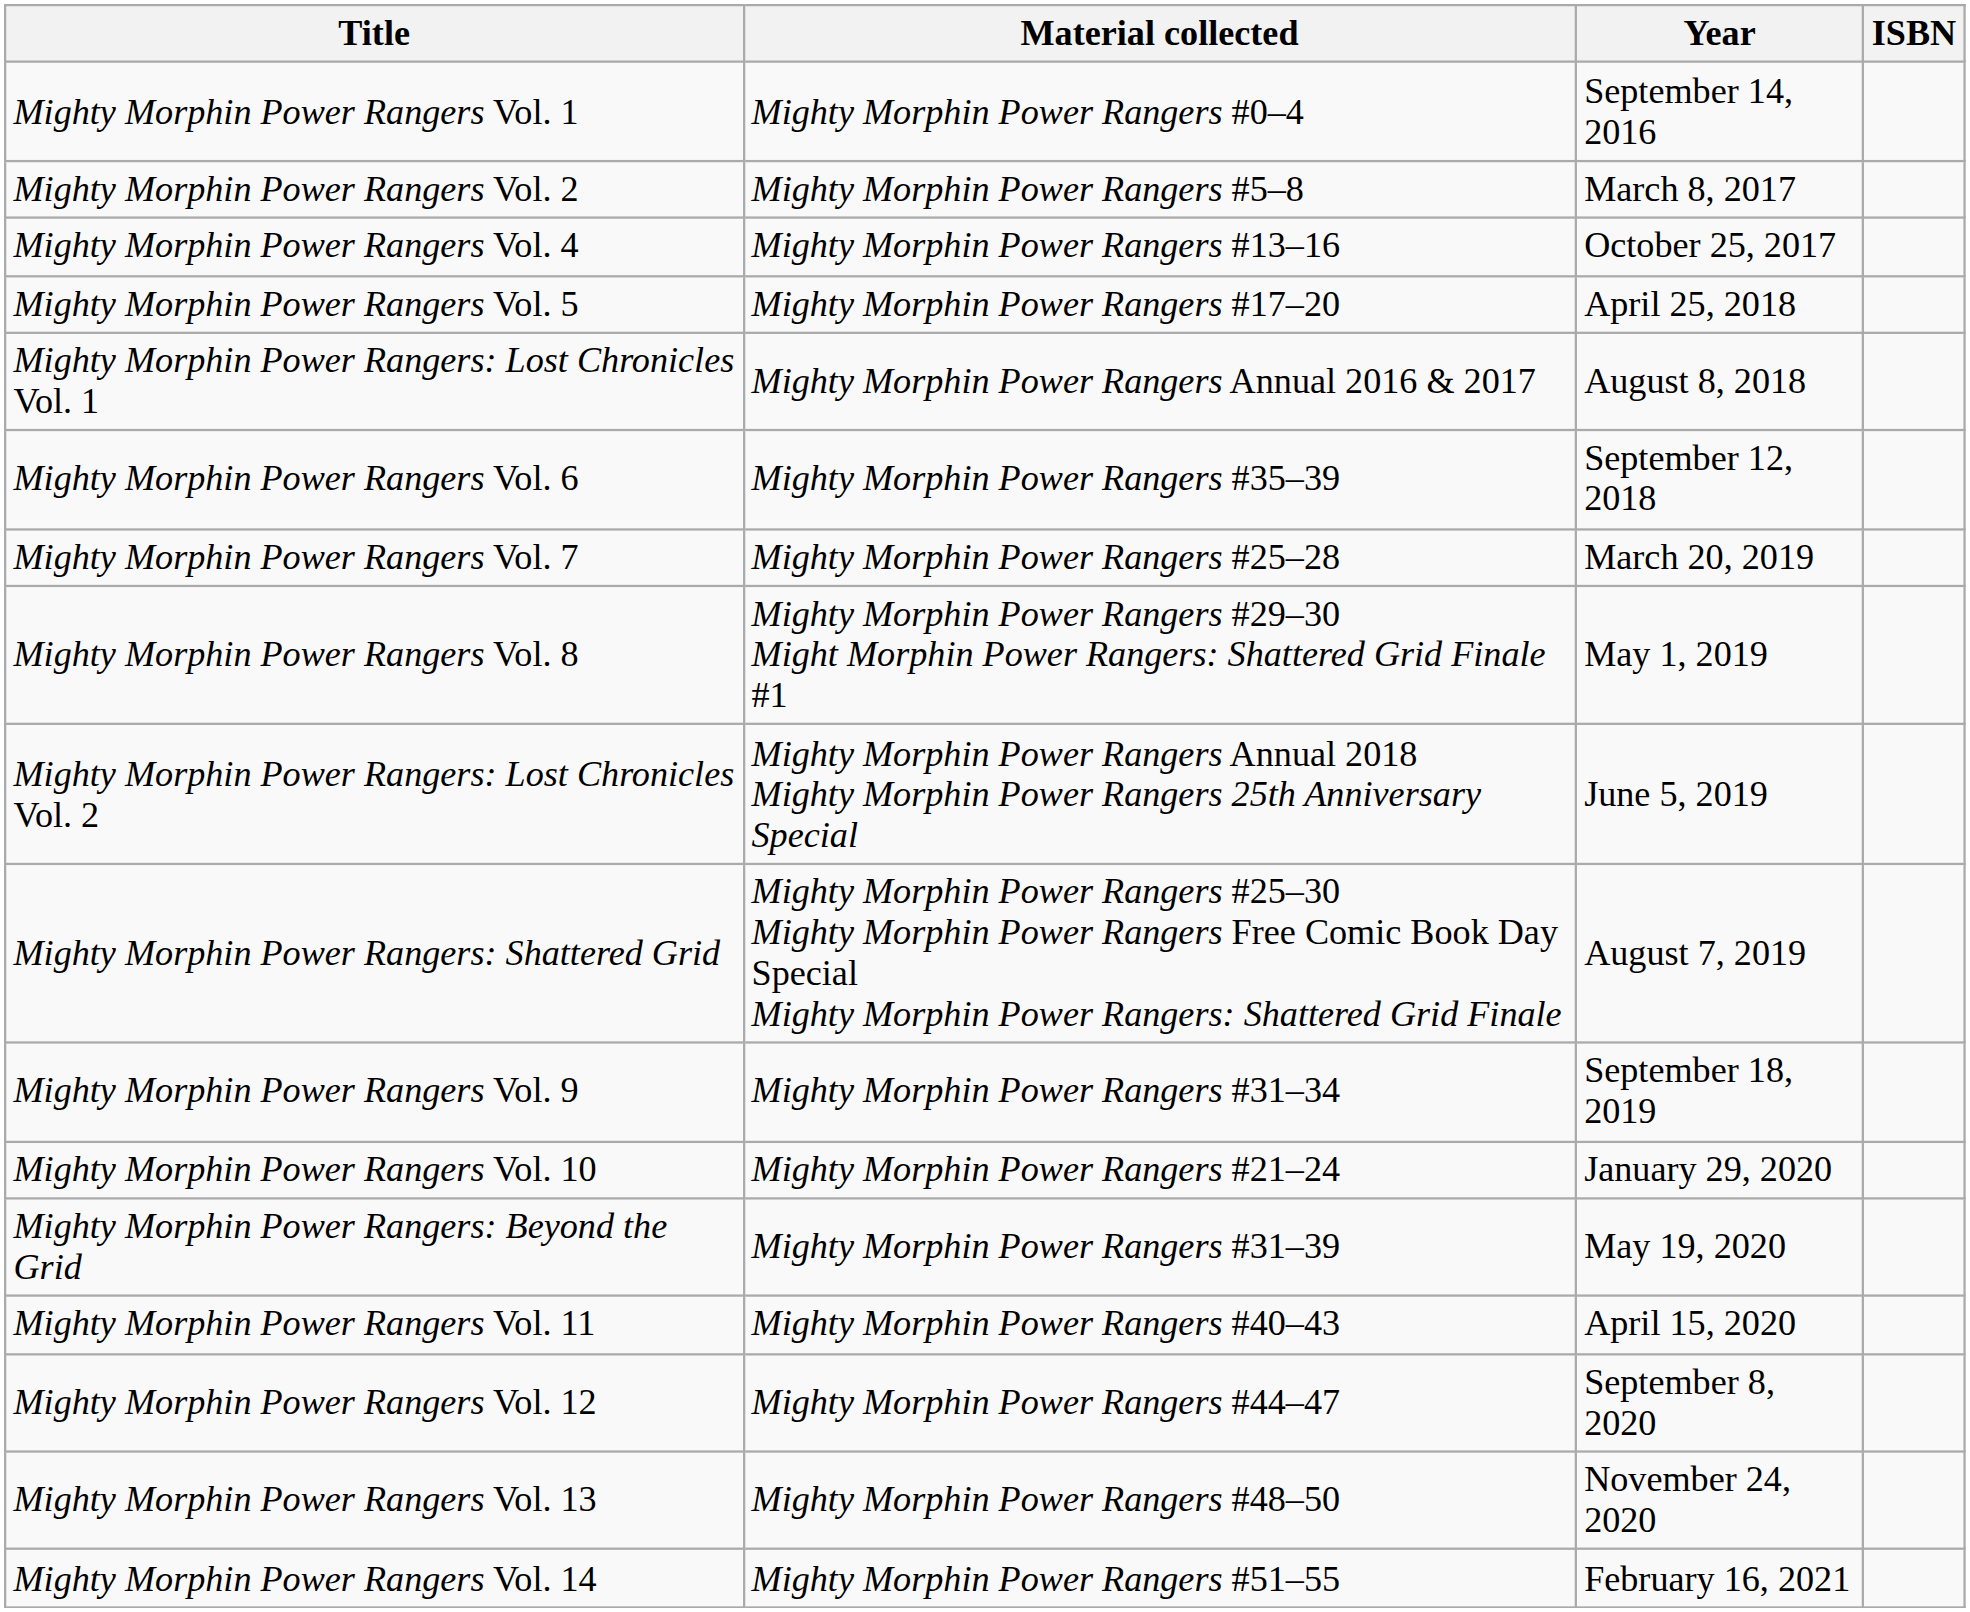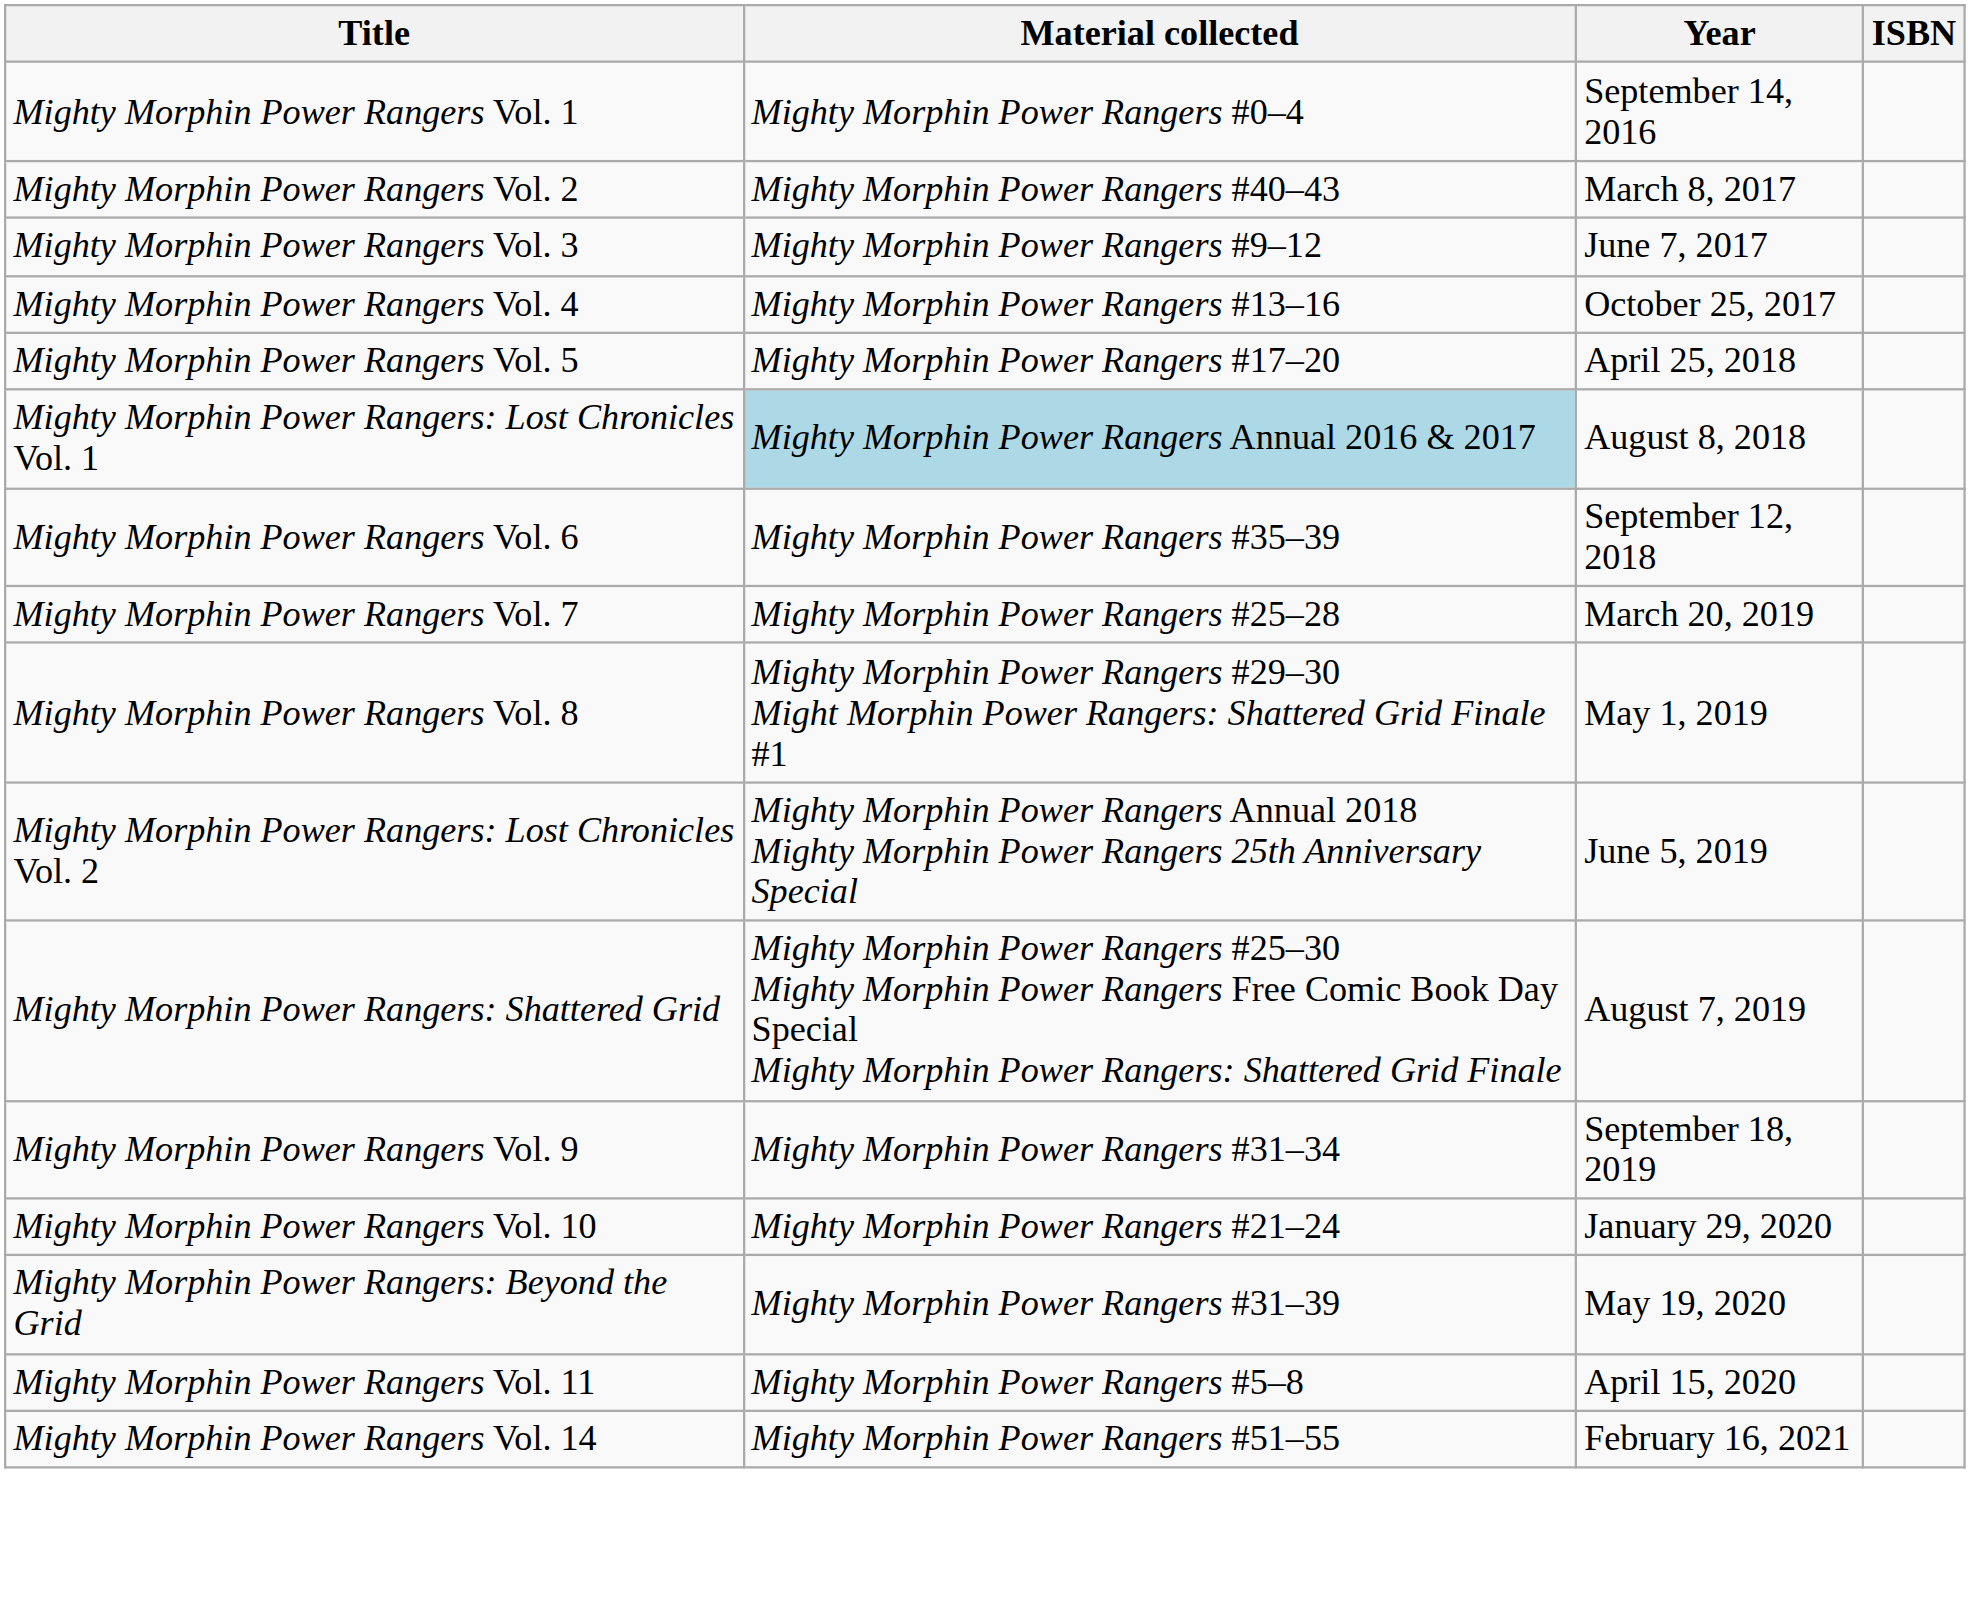(1028, 188) Mighty Morphin Power Rangers #5–8 -> (1046, 188) Mighty Morphin Power Rangers #40–43
+ row: (296, 245)
(1144, 380) no background -> (1144, 438) lightblue background
(1046, 1324) Mighty Morphin Power Rangers #40–43 -> (1028, 1381) Mighty Morphin Power Rangers #5–8
- row: (305, 1401)
- row: (305, 1499)
